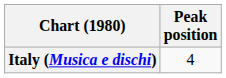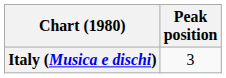(191, 60) 4 -> (191, 60) 3
